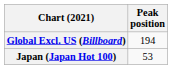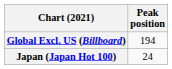(148, 56) 53 -> (148, 56) 24
